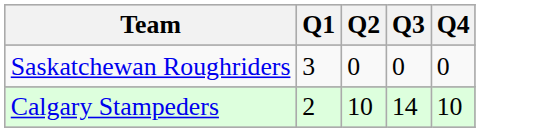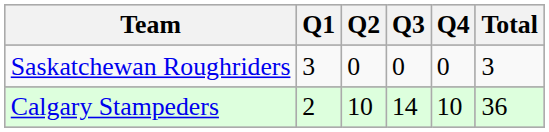+ column: (510, 24)
